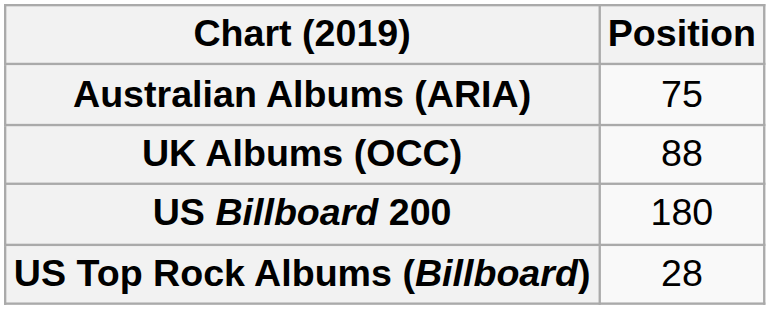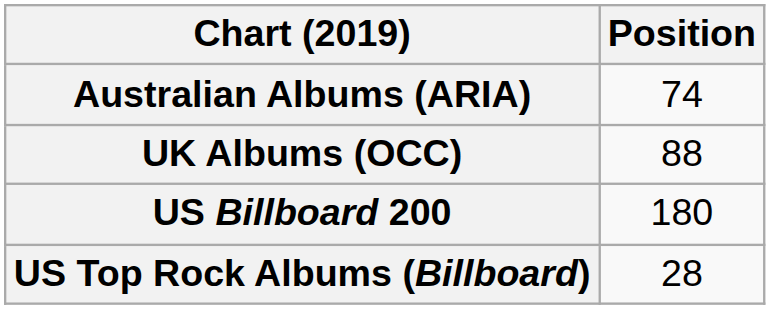(682, 93) 75 -> (682, 93) 74
